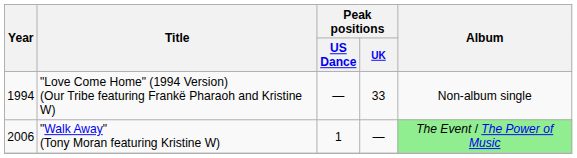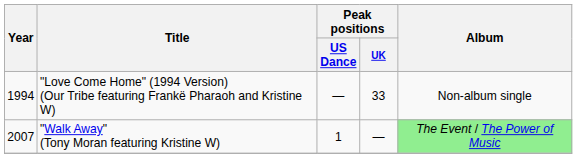(21, 136) 2006 -> (21, 136) 2007
